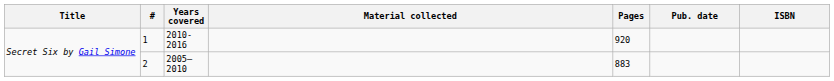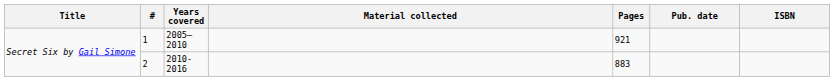(179, 40) 2010-2016 -> (179, 40) 2005–2010
(623, 40) 920 -> (623, 40) 921
(179, 64) 2005–2010 -> (179, 64) 2010-2016
